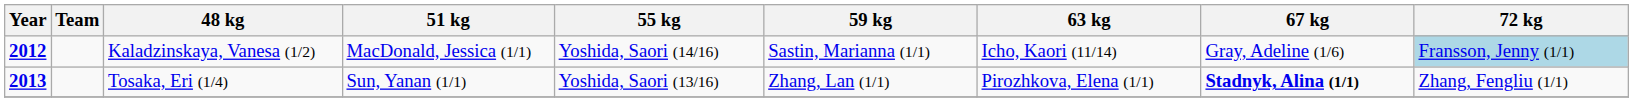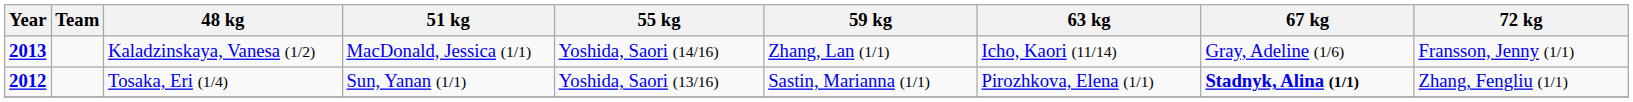(28, 51) 2012 -> (28, 51) 2013
(849, 51) Sastin, Marianna (1/1) -> (829, 51) Zhang, Lan (1/1)
(1496, 51) lightblue background -> (1496, 51) no background
(28, 82) 2013 -> (28, 82) 2012
(829, 82) Zhang, Lan (1/1) -> (849, 82) Sastin, Marianna (1/1)
